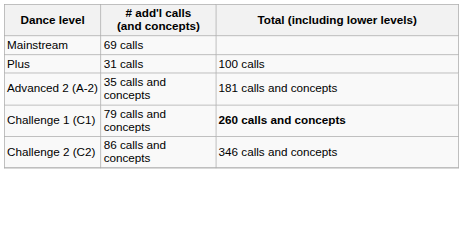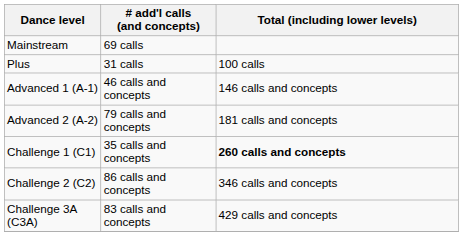+ row: (53, 89)
(135, 89) 35 calls and concepts -> (135, 120) 79 calls and concepts
(135, 120) 79 calls and concepts -> (135, 152) 35 calls and concepts
+ row: (42, 215)
